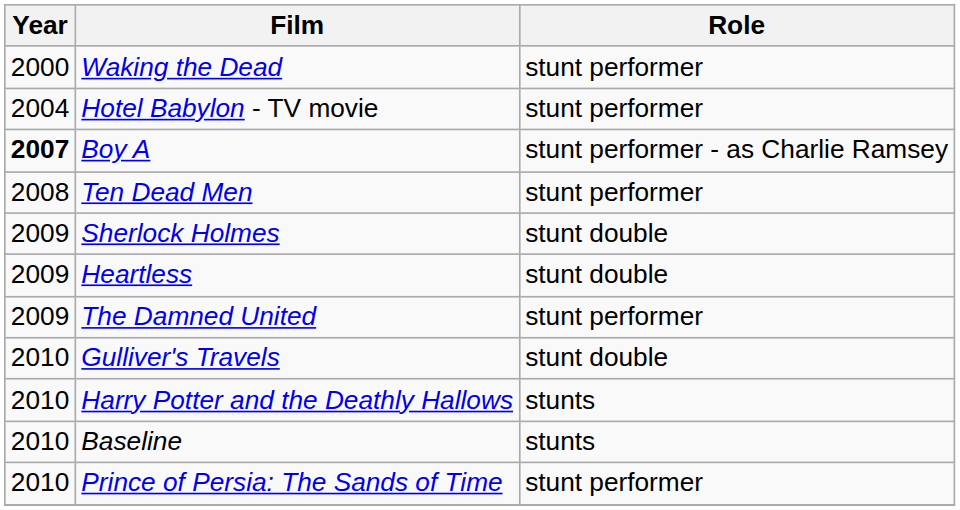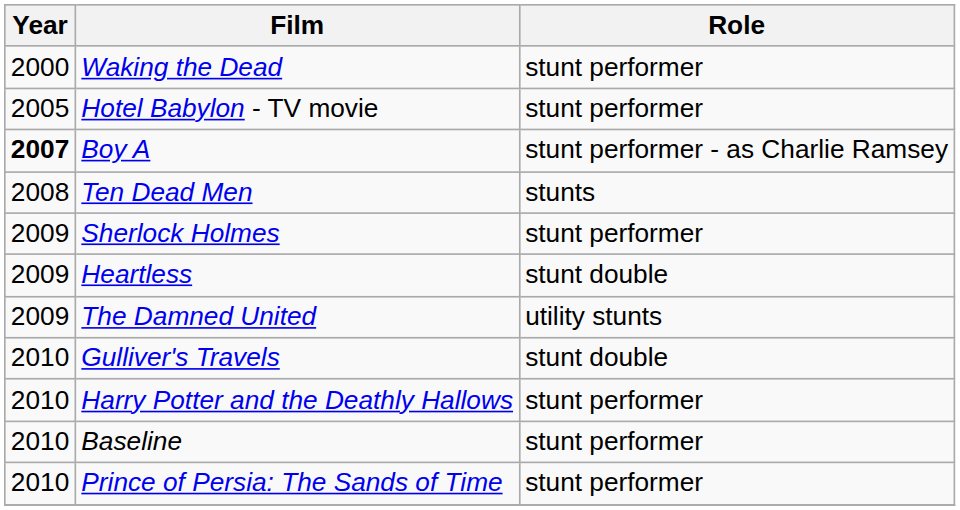(40, 108) 2004 -> (40, 108) 2005
(614, 191) stunt performer -> (560, 191) stunts
(597, 233) stunt double -> (614, 233) stunt performer
(614, 316) stunt performer -> (594, 316) utility stunts
(560, 399) stunts -> (614, 399) stunt performer
(560, 441) stunts -> (614, 441) stunt performer
